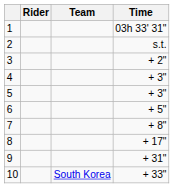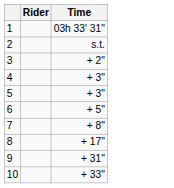- column: (82, 12)
